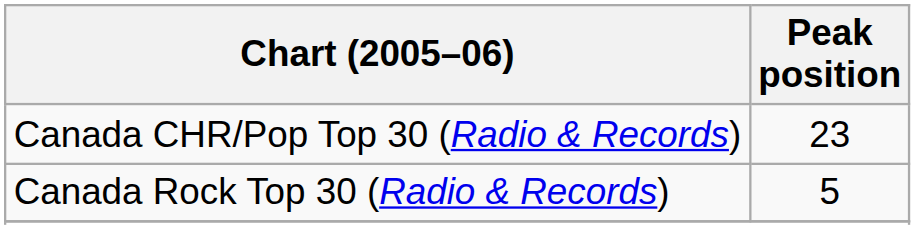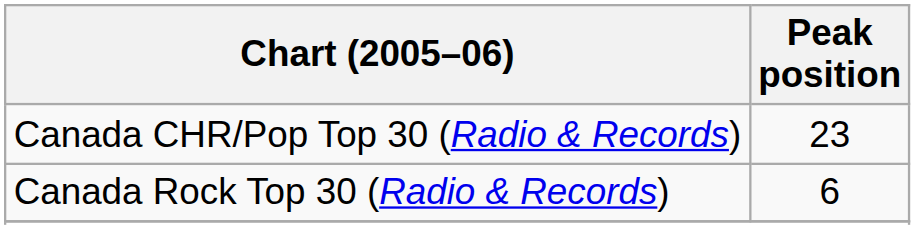(830, 191) 5 -> (830, 191) 6
